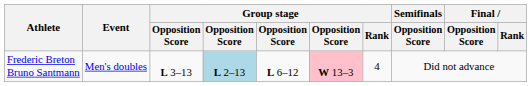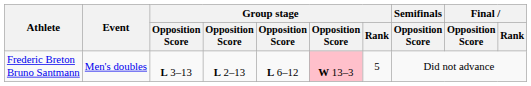(229, 73) lightblue background -> (229, 73) no background
(377, 66) 4 -> (377, 66) 5
